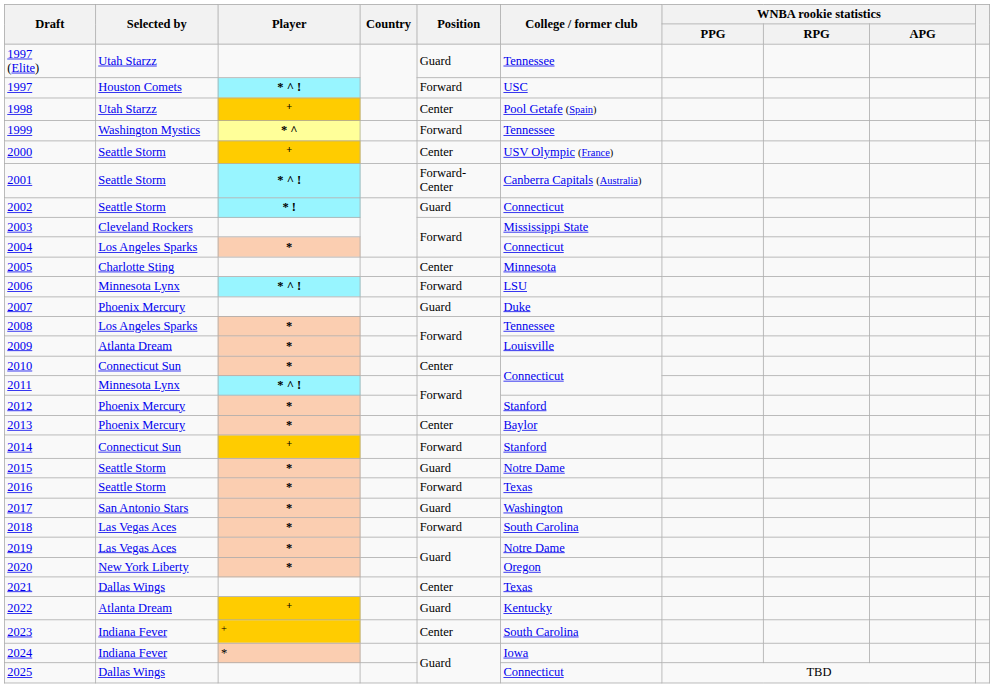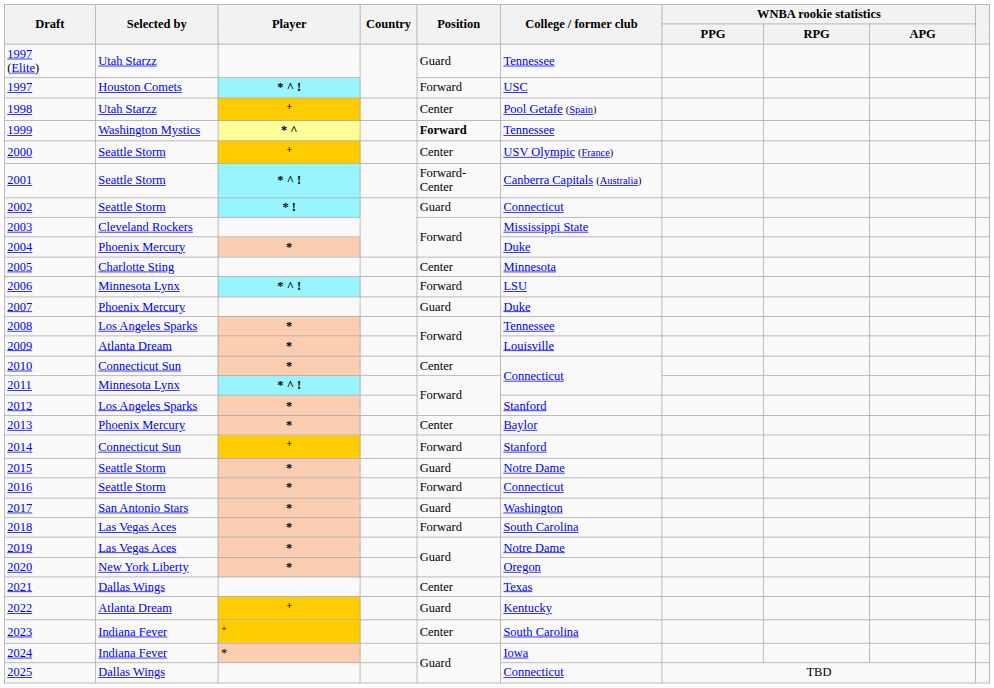(441, 130) normal -> (443, 130) bold
(148, 247) Los Angeles Sparks -> (142, 247) Phoenix Mercury
(534, 247) Connecticut -> (517, 247) Duke
(142, 405) Phoenix Mercury -> (148, 405) Los Angeles Sparks
(518, 488) Texas -> (534, 488) Connecticut
